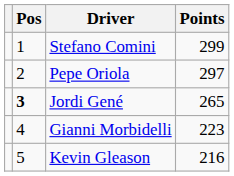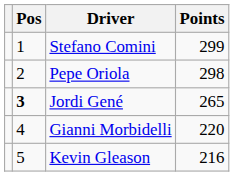(212, 74) 297 -> (212, 74) 298
(212, 129) 223 -> (212, 129) 220
